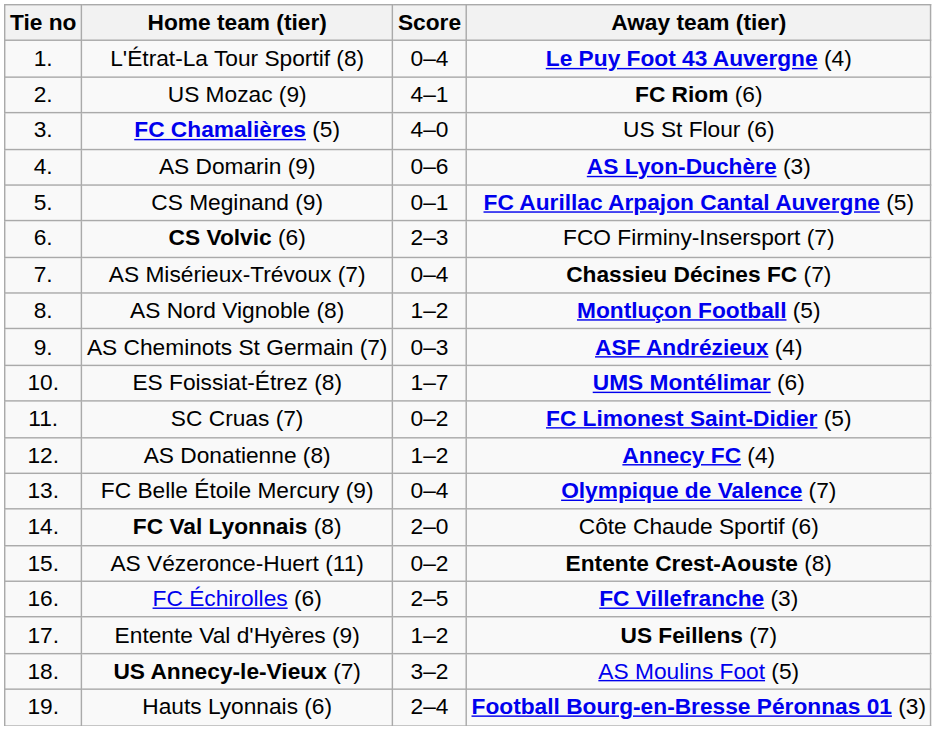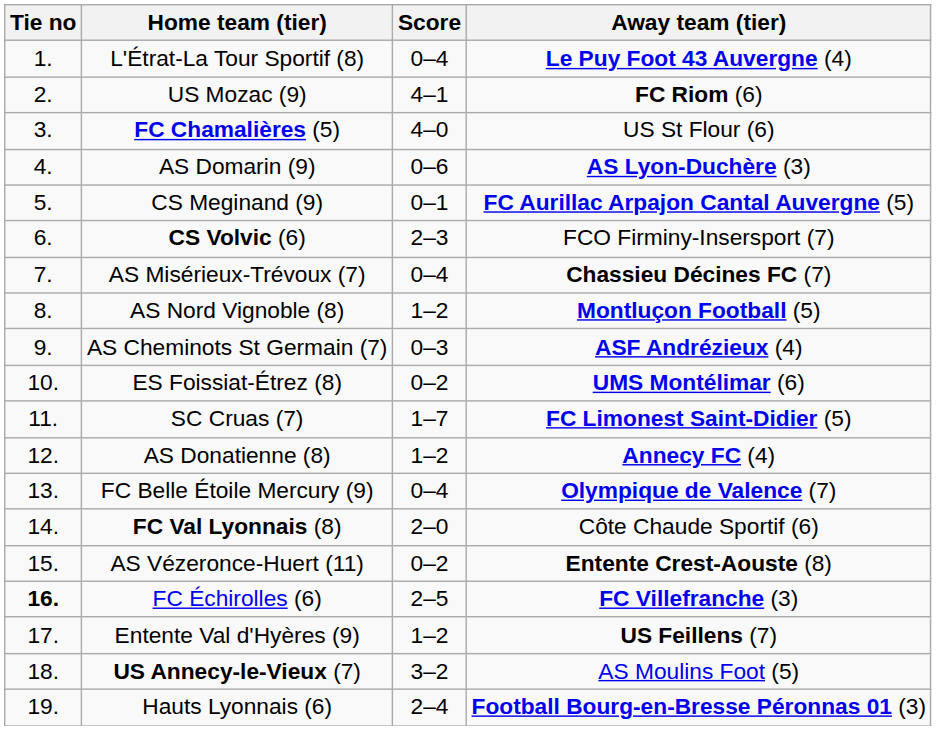(429, 382) 1–7 -> (429, 382) 0–2
(429, 418) 0–2 -> (429, 418) 1–7
(43, 599) normal -> (43, 599) bold
